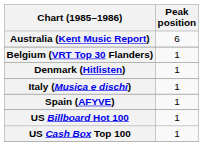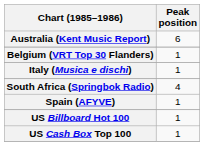- row: (80, 70)
+ row: (80, 86)
